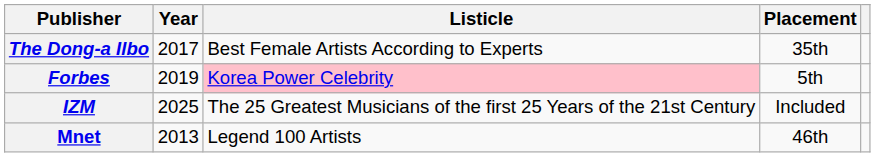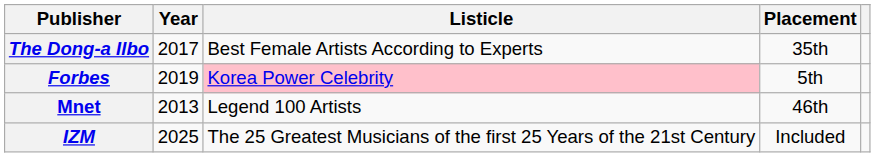rows swapped: (79, 107) <-> (79, 136)
